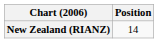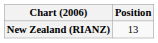(133, 29) 14 -> (133, 29) 13
